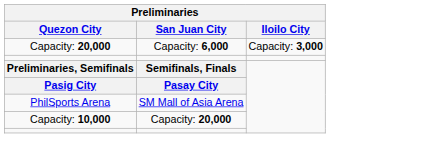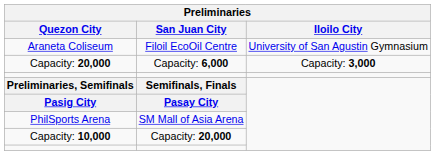+ row: (70, 47)
